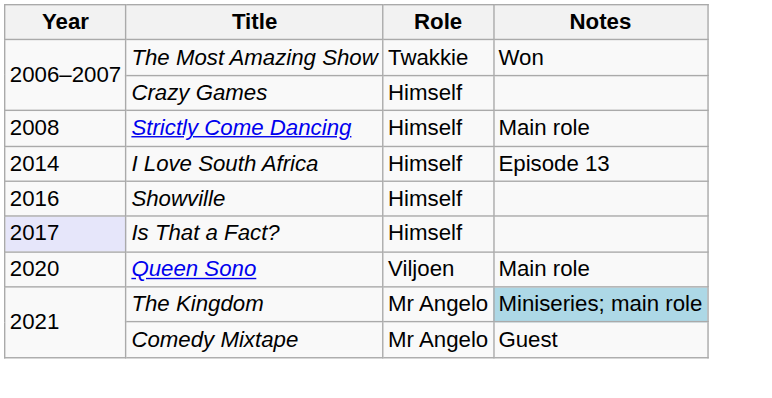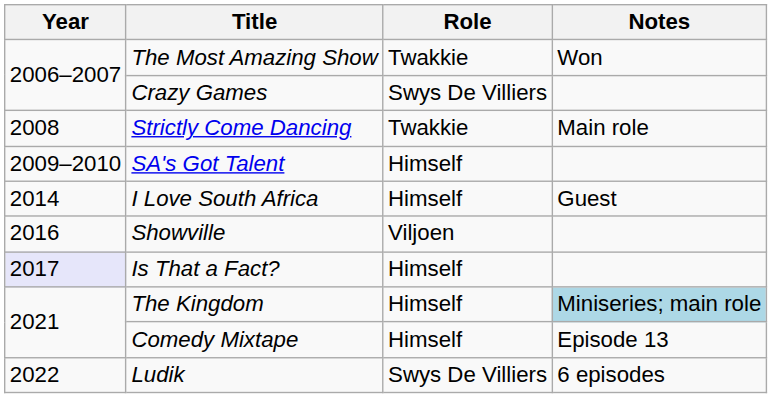(425, 92) Himself -> (468, 92) Swys De Villiers
(425, 127) Himself -> (428, 127) Twakkie
+ row: (208, 163)
(554, 163) Episode 13 -> (587, 198) Guest
(425, 198) Himself -> (421, 233) Viljoen
- row: (194, 269)
(438, 304) Mr Angelo -> (425, 304) Himself
(438, 339) Mr Angelo -> (425, 339) Himself
(528, 339) Guest -> (613, 339) Episode 13
+ row: (158, 374)
